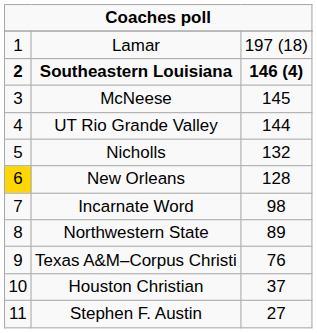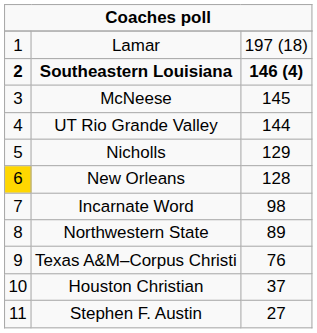(276, 152) 132 -> (276, 152) 129
